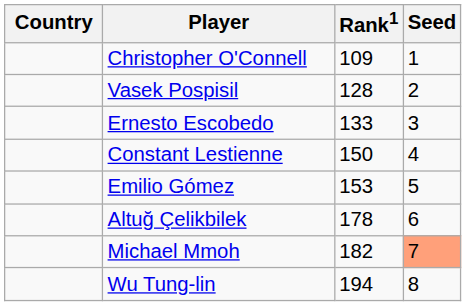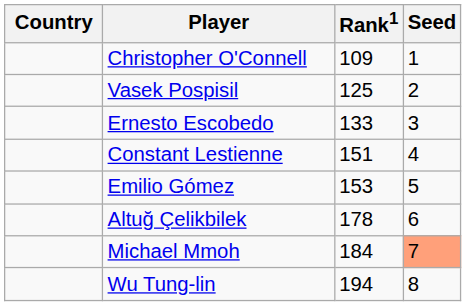(356, 90) 128 -> (356, 90) 125
(356, 155) 150 -> (356, 155) 151
(356, 251) 182 -> (356, 251) 184
